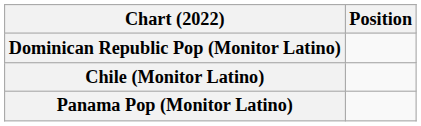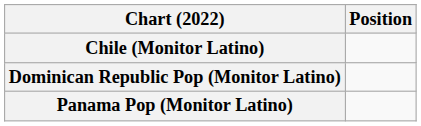rows swapped: (175, 76) <-> (175, 47)
